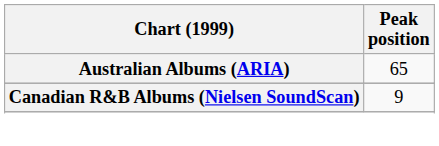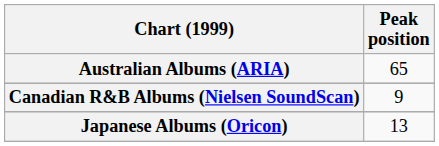+ row: (184, 126)
